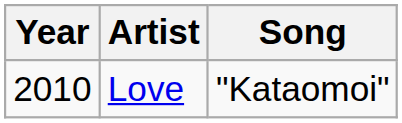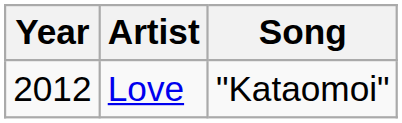(52, 88) 2010 -> (52, 88) 2012
